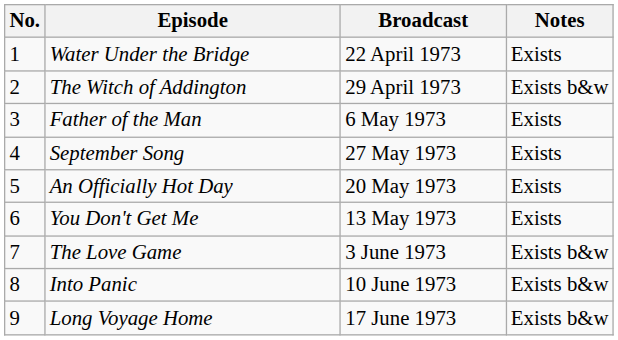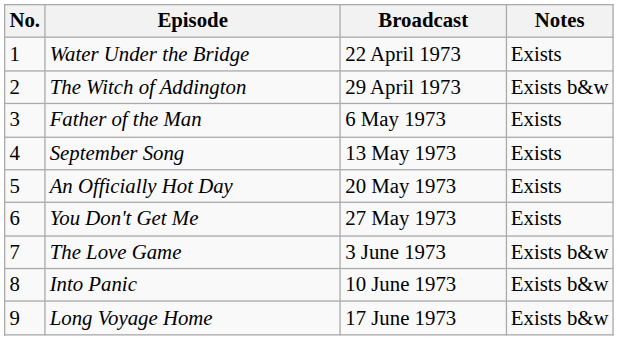(401, 152) 27 May 1973 -> (401, 152) 13 May 1973
(401, 218) 13 May 1973 -> (401, 218) 27 May 1973
